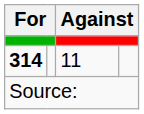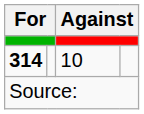(71, 60) 11 -> (72, 60) 10
